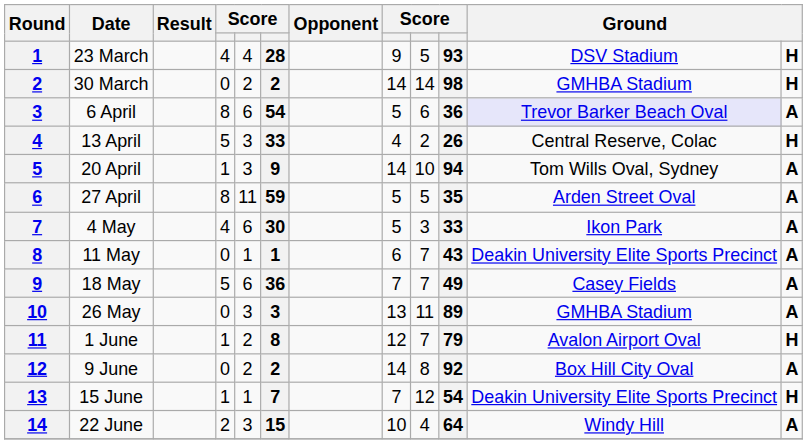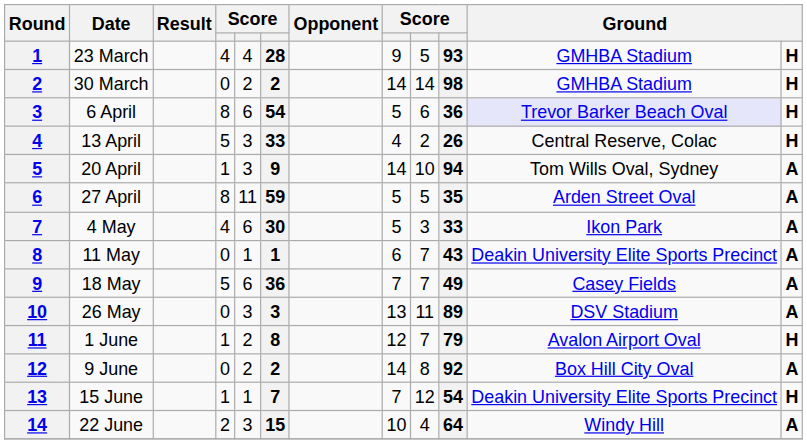(624, 56) DSV Stadium -> (624, 56) GMHBA Stadium
(792, 112) A -> (792, 112) H
(624, 311) GMHBA Stadium -> (624, 311) DSV Stadium
